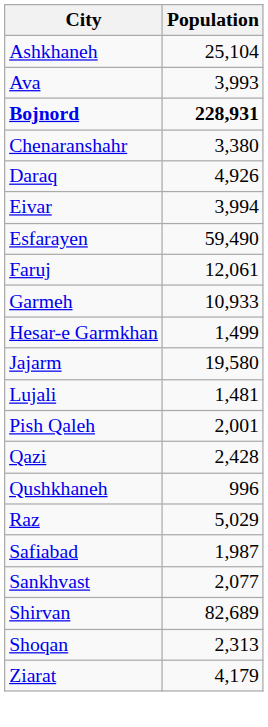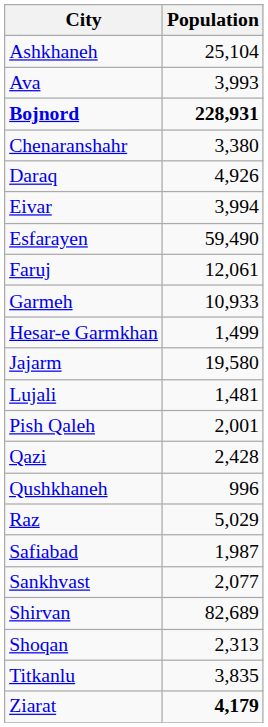+ row: (42, 675)
(237, 675) normal -> (237, 706) bold
